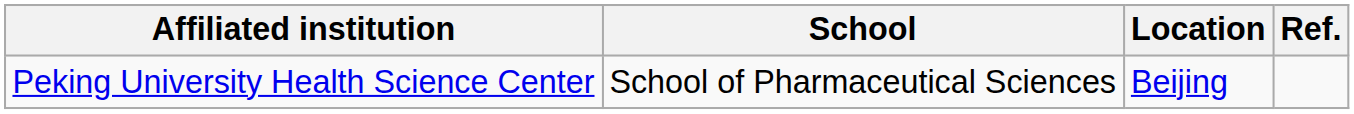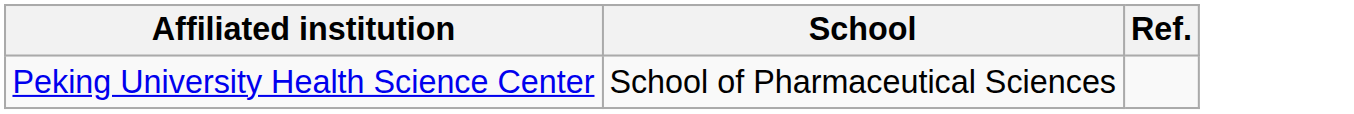- column: (1198, 30)
